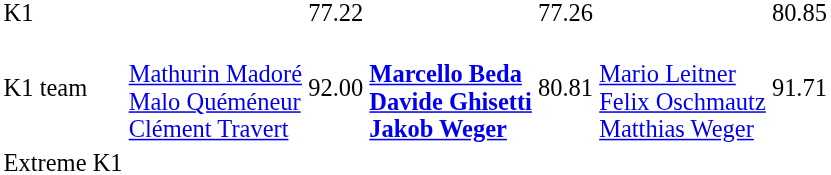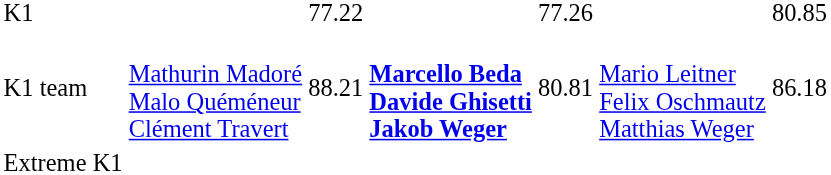(336, 88) 92.00 -> (336, 88) 88.21
(799, 88) 91.71 -> (799, 88) 86.18
